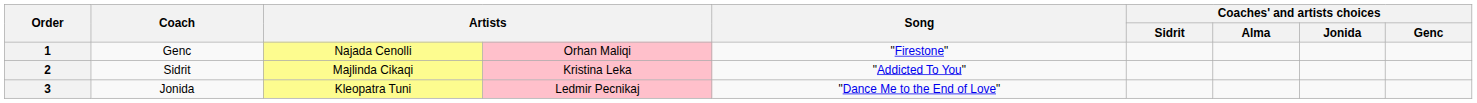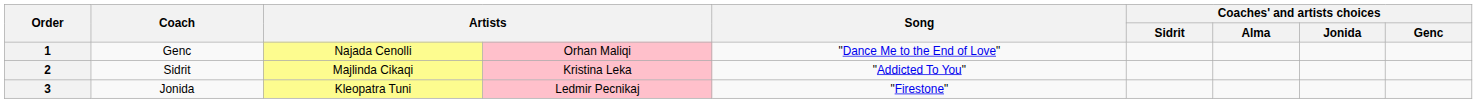(919, 51) "Firestone" -> (919, 51) "Dance Me to the End of Love"
(919, 88) "Dance Me to the End of Love" -> (919, 88) "Firestone"
